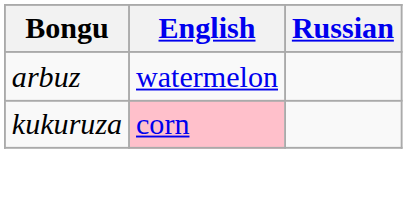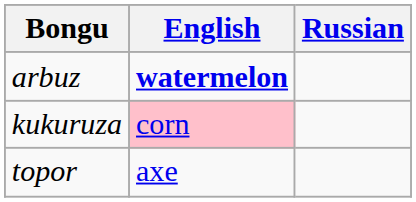(207, 76) normal -> (212, 76) bold
+ row: (44, 171)
